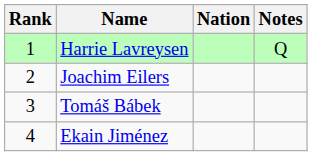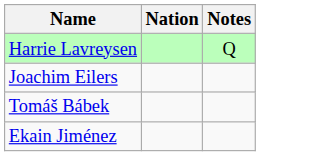- column: (30, 19)
